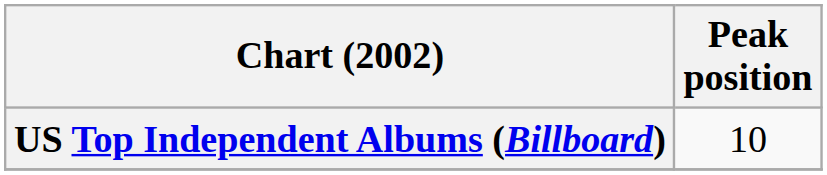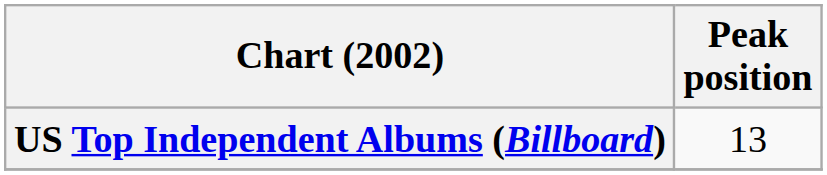(748, 137) 10 -> (748, 137) 13
